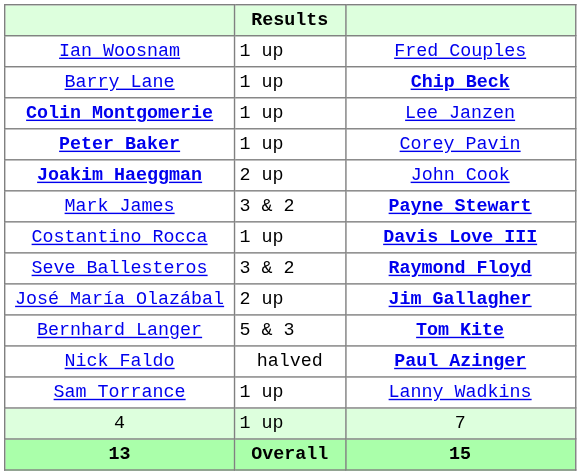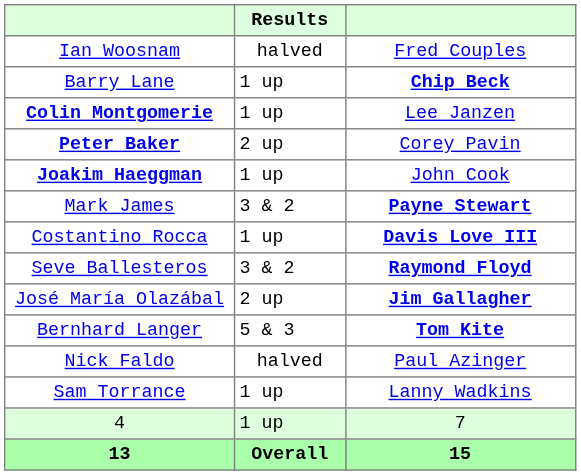(261, 51) 1 up -> (290, 51) halved
(261, 144) 1 up -> (261, 144) 2 up
(261, 175) 2 up -> (261, 175) 1 up
(460, 361) bold -> (460, 361) normal
